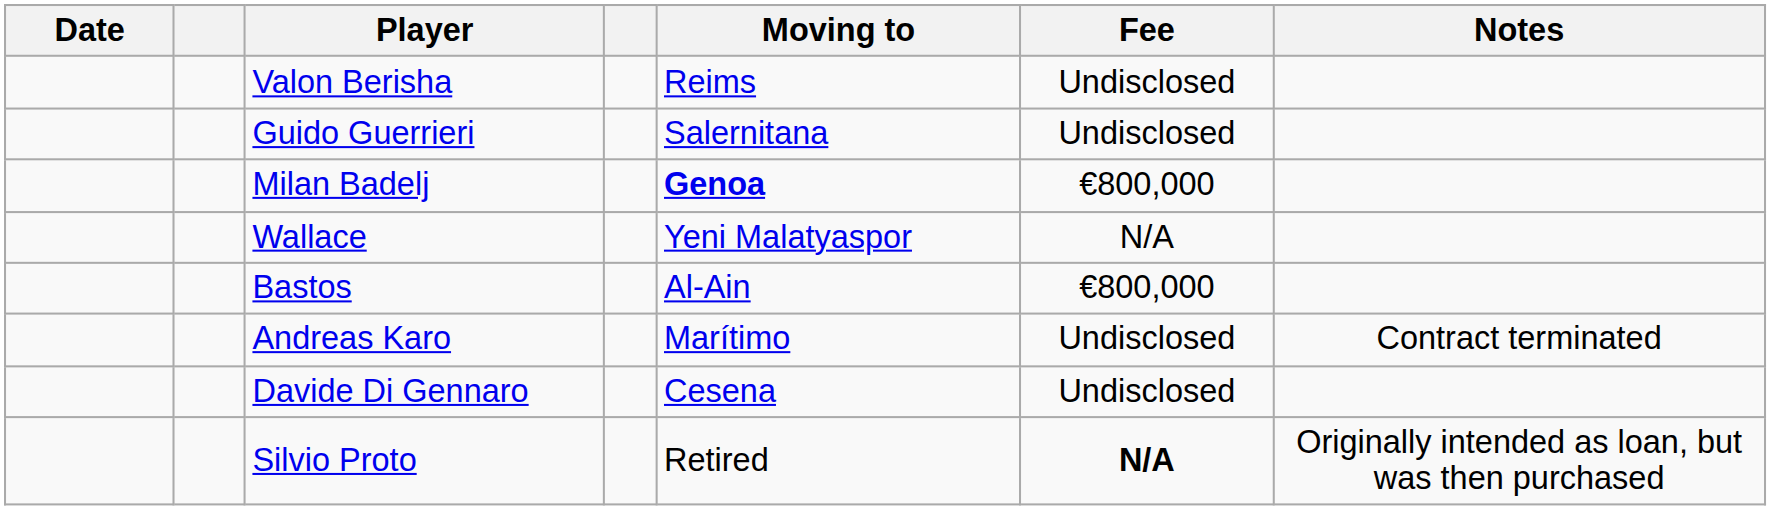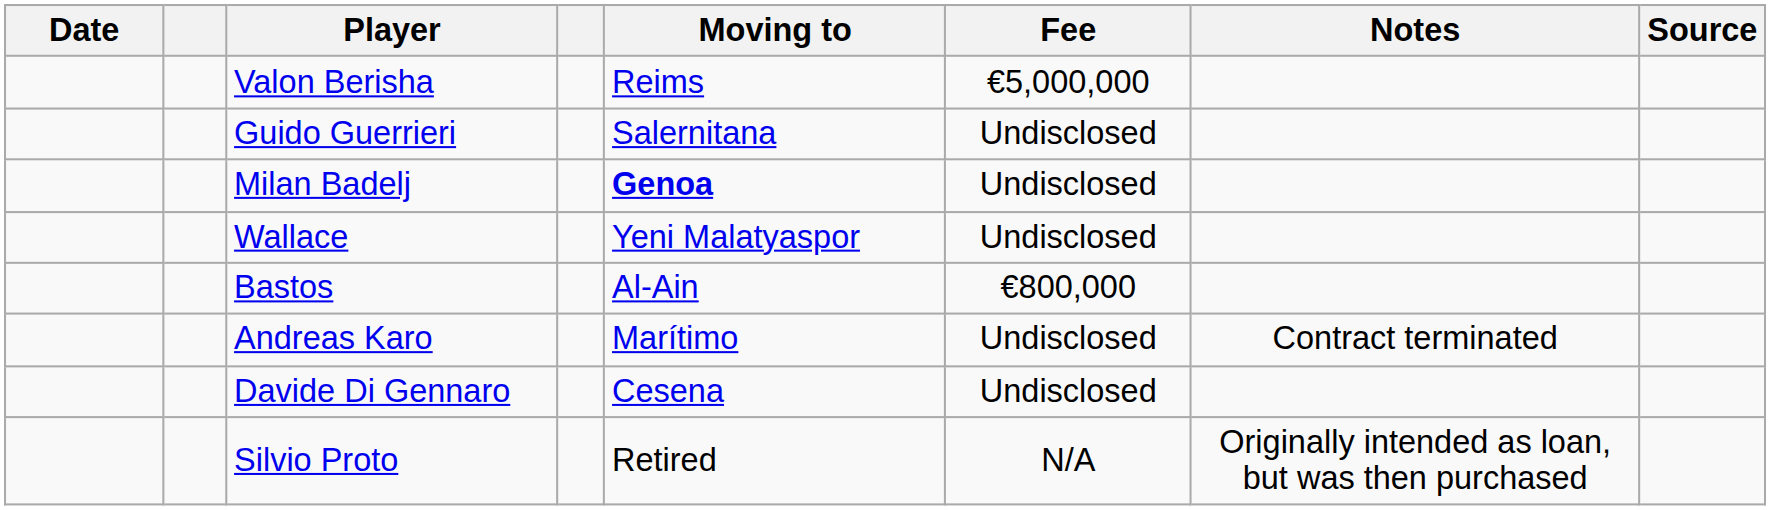+ column: (1702, 30)
(1147, 81) Undisclosed -> (1068, 81) €5,000,000
(1147, 184) €800,000 -> (1068, 184) Undisclosed
(1147, 236) N/A -> (1068, 236) Undisclosed
(1147, 460) bold -> (1068, 460) normal
